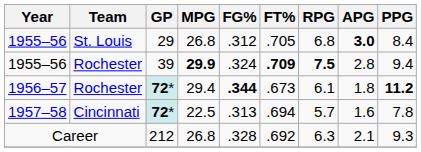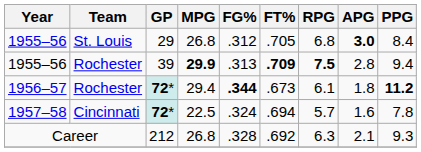(242, 64) .324 -> (242, 64) .313
(242, 112) .313 -> (242, 112) .324
